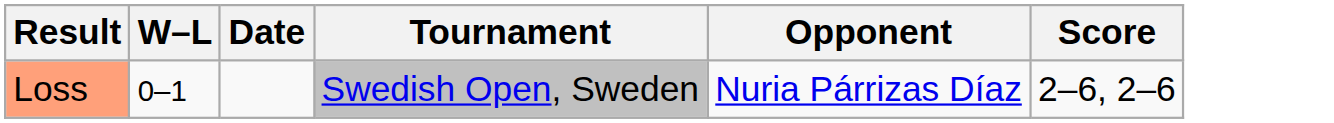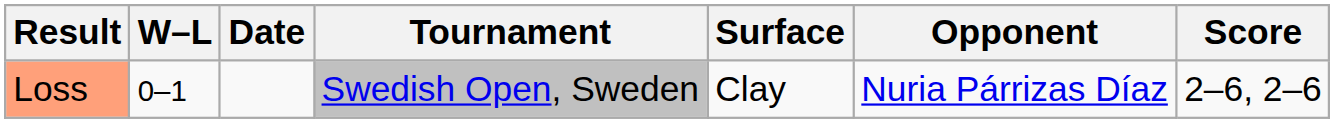+ column: (780, 32)
